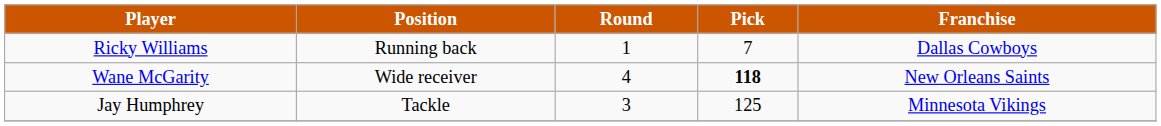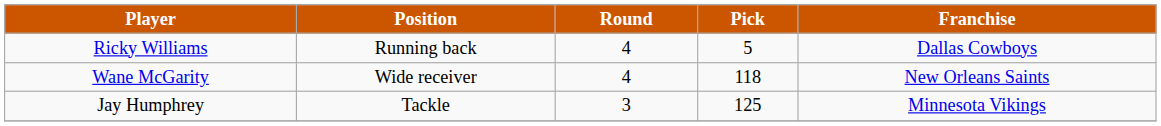(626, 47) 1 -> (626, 47) 4
(748, 47) 7 -> (748, 47) 5
(748, 76) bold -> (748, 76) normal
